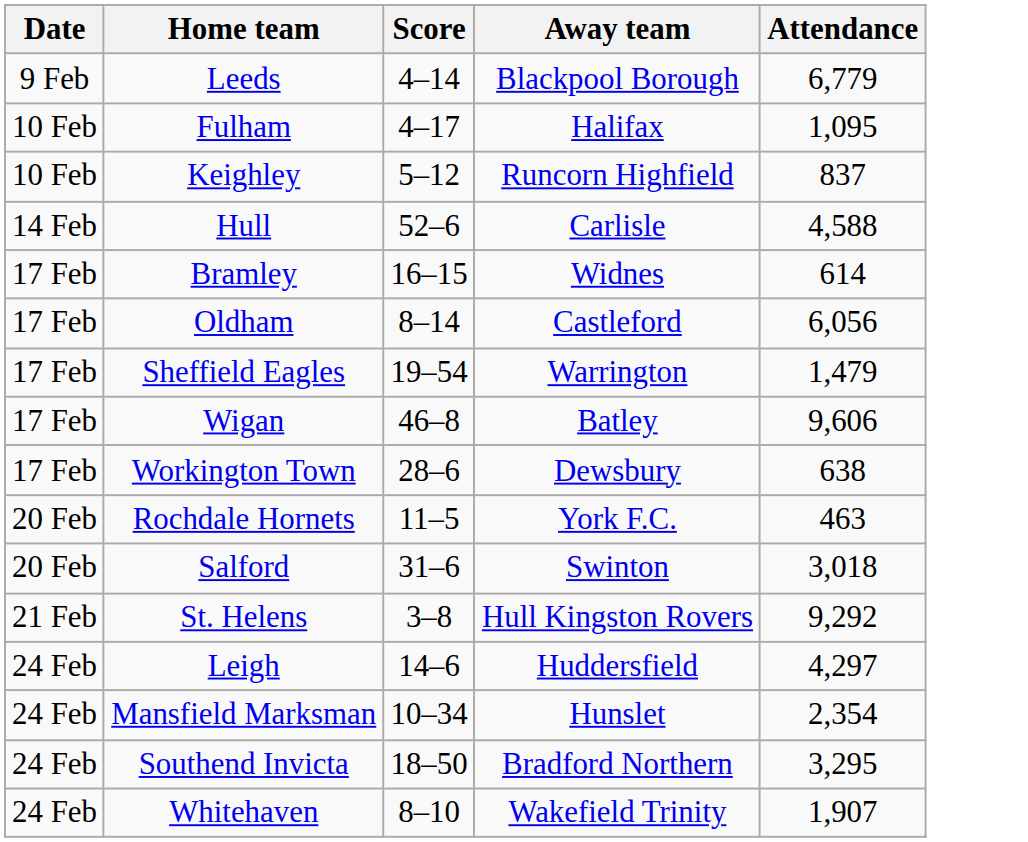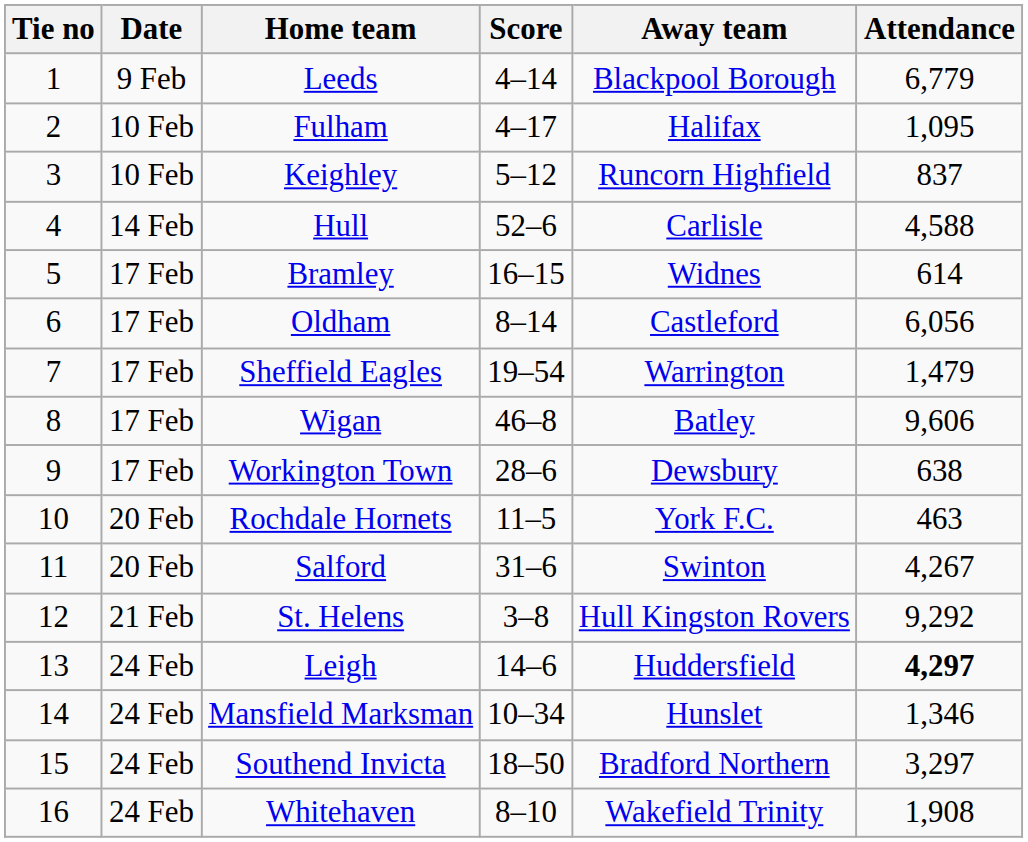+ column: (53, 28)
(843, 567) 3,018 -> (940, 567) 4,267
(843, 665) normal -> (940, 665) bold
(843, 714) 2,354 -> (940, 714) 1,346
(843, 763) 3,295 -> (940, 763) 3,297
(843, 812) 1,907 -> (940, 812) 1,908
